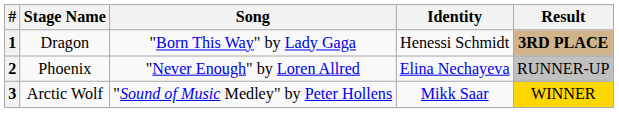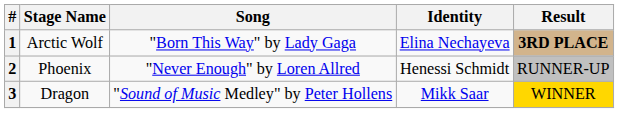(65, 42) Dragon -> (65, 42) Arctic Wolf
(455, 42) Henessi Schmidt -> (455, 42) Elina Nechayeva
(455, 68) Elina Nechayeva -> (455, 68) Henessi Schmidt
(65, 94) Arctic Wolf -> (65, 94) Dragon
